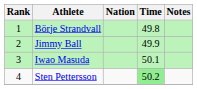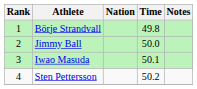(151, 44) 49.9 -> (151, 44) 50.0
(151, 76) lightgreen background -> (151, 76) no background
